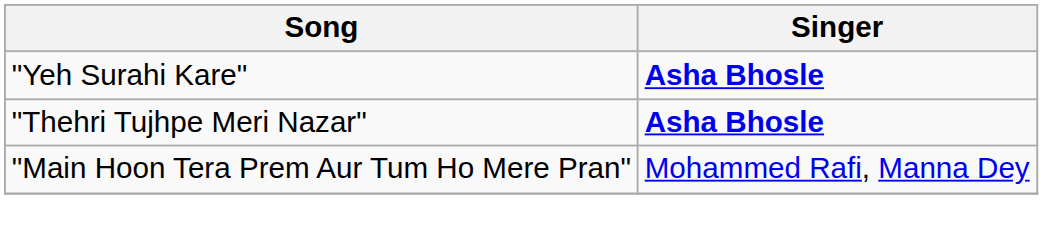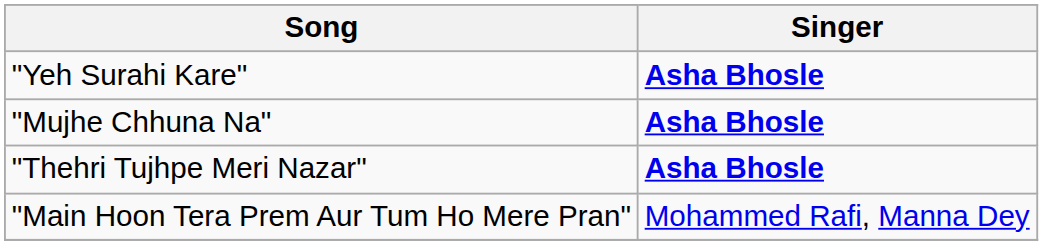+ row: (142, 121)
